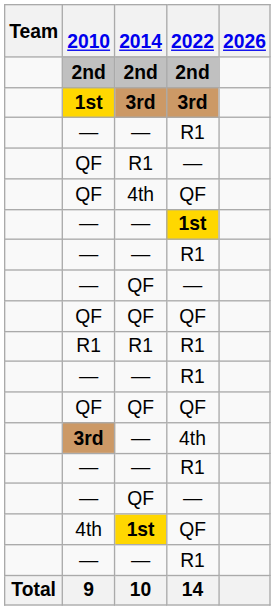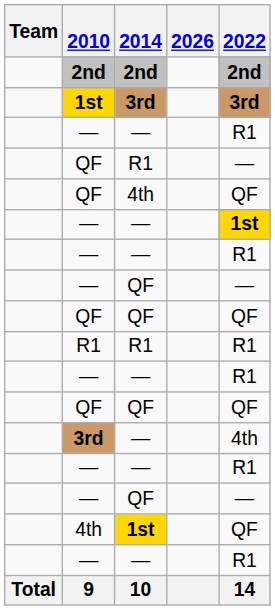columns swapped: (193, 42) <-> (244, 42)
